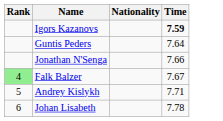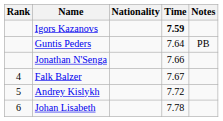+ column: (203, 12)
(18, 76) lightgreen background -> (18, 76) no background
(175, 92) 7.71 -> (175, 92) 7.72
